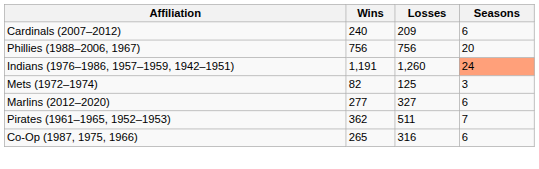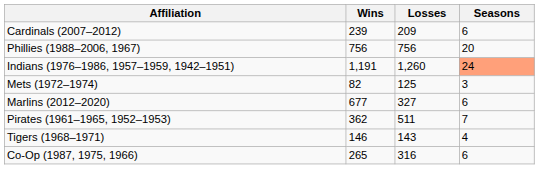(358, 31) 240 -> (358, 31) 239
(358, 102) 277 -> (358, 102) 677
+ row: (56, 137)
